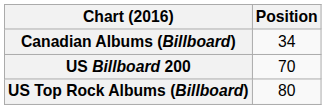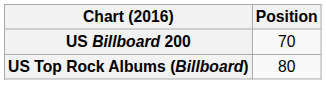- row: (128, 41)
